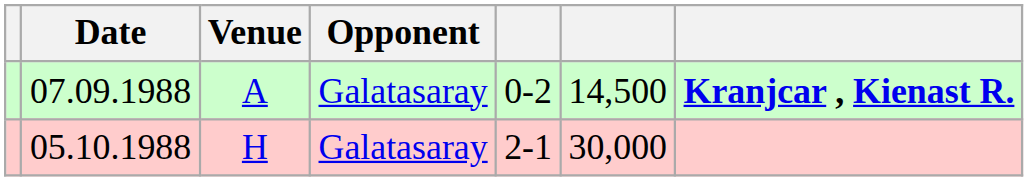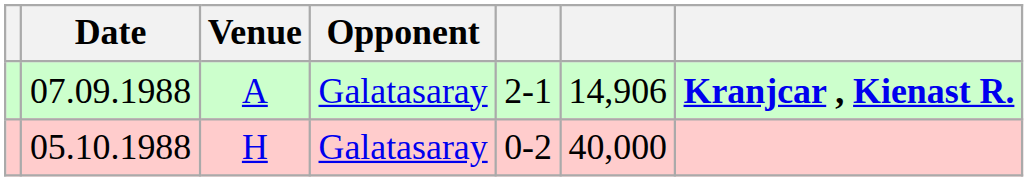(528, 89) 0-2 -> (528, 89) 2-1
(618, 89) 14,500 -> (618, 89) 14,906
(528, 146) 2-1 -> (528, 146) 0-2
(618, 146) 30,000 -> (618, 146) 40,000
